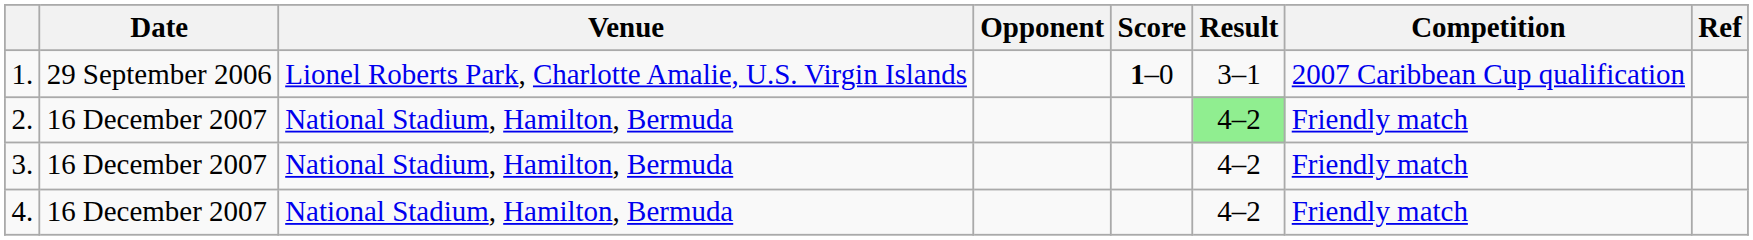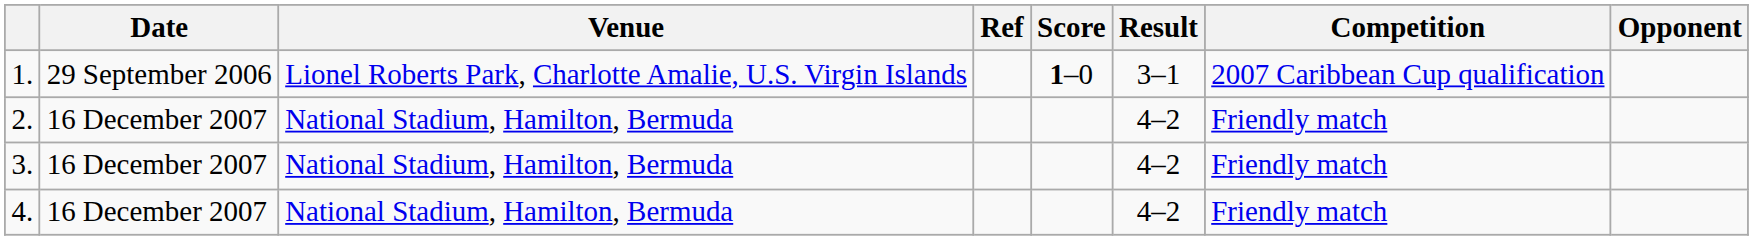columns swapped: (1042, 27) <-> (1720, 27)
(1239, 119) lightgreen background -> (1158, 119) no background
